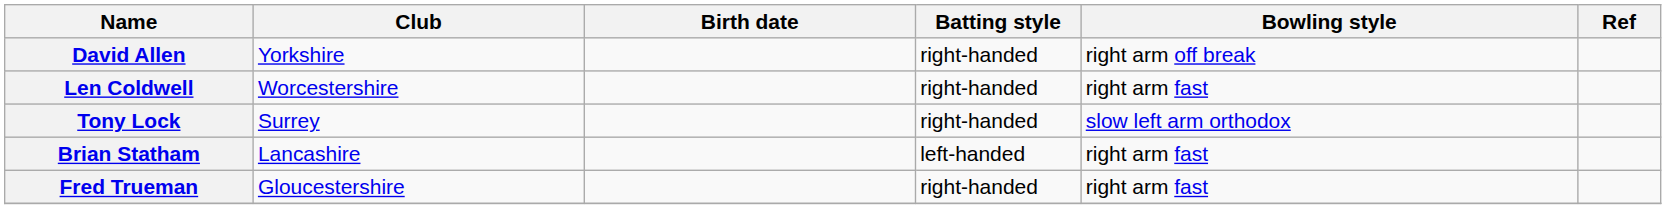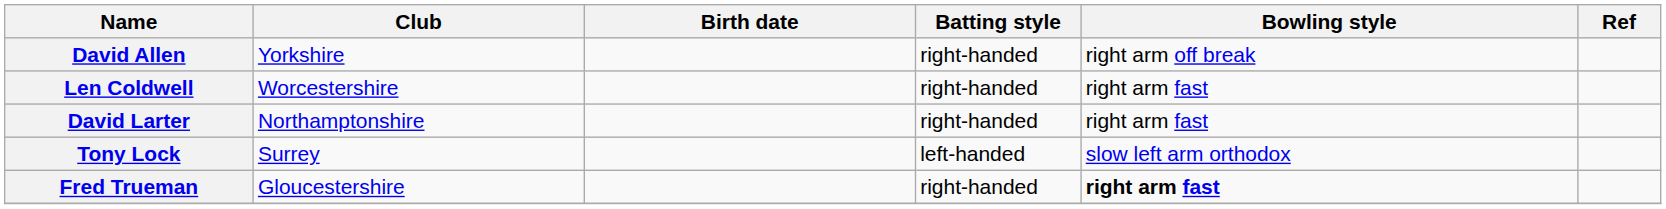+ row: (129, 121)
(979, 121) right-handed -> (973, 154) left-handed
- row: (129, 154)
(1147, 188) normal -> (1153, 188) bold
